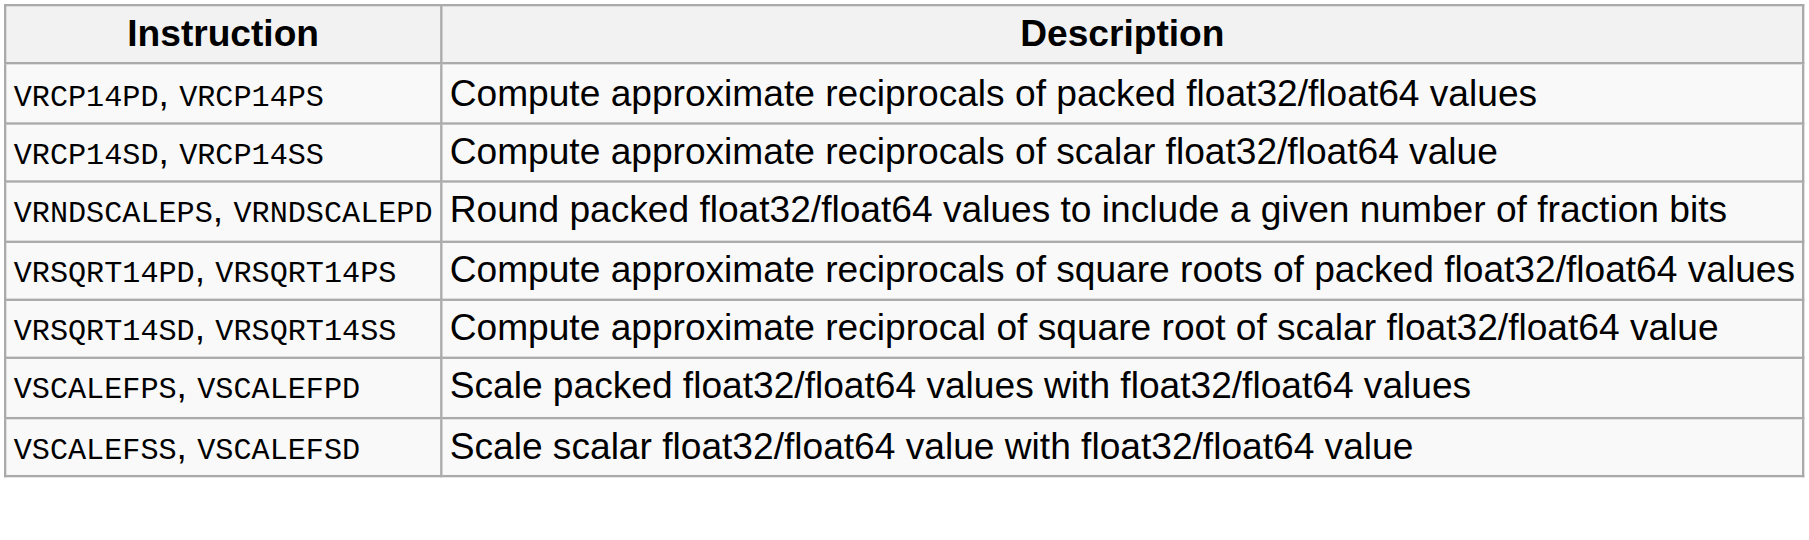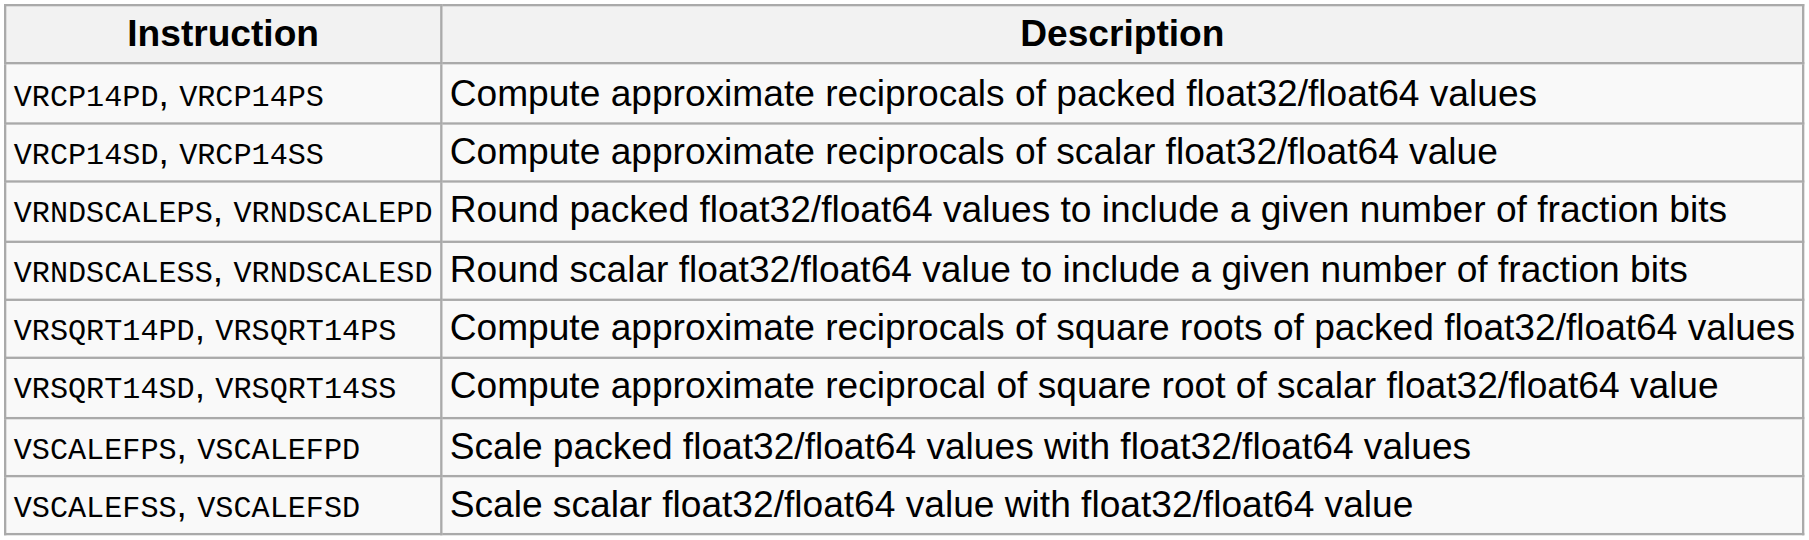+ row: (223, 270)
